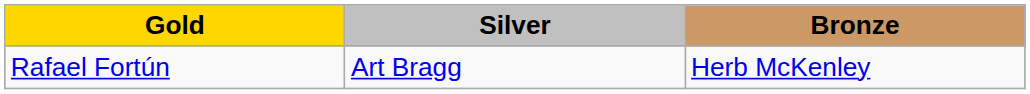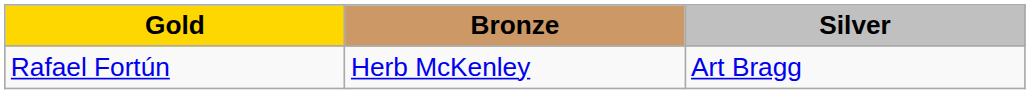columns swapped: (515, 25) <-> (855, 25)
